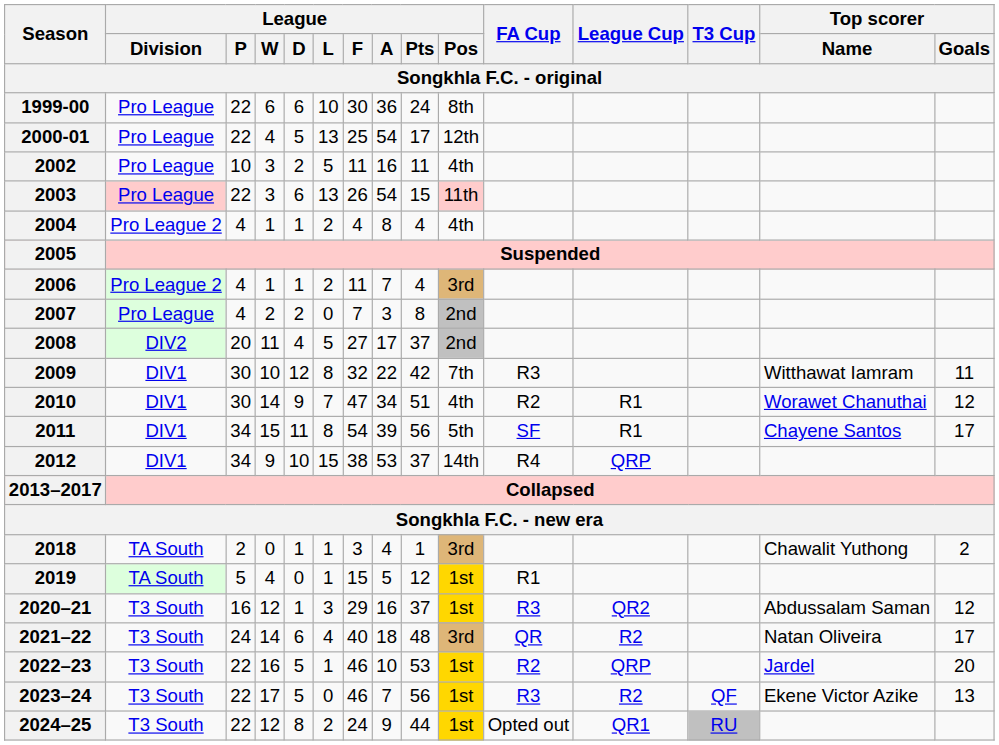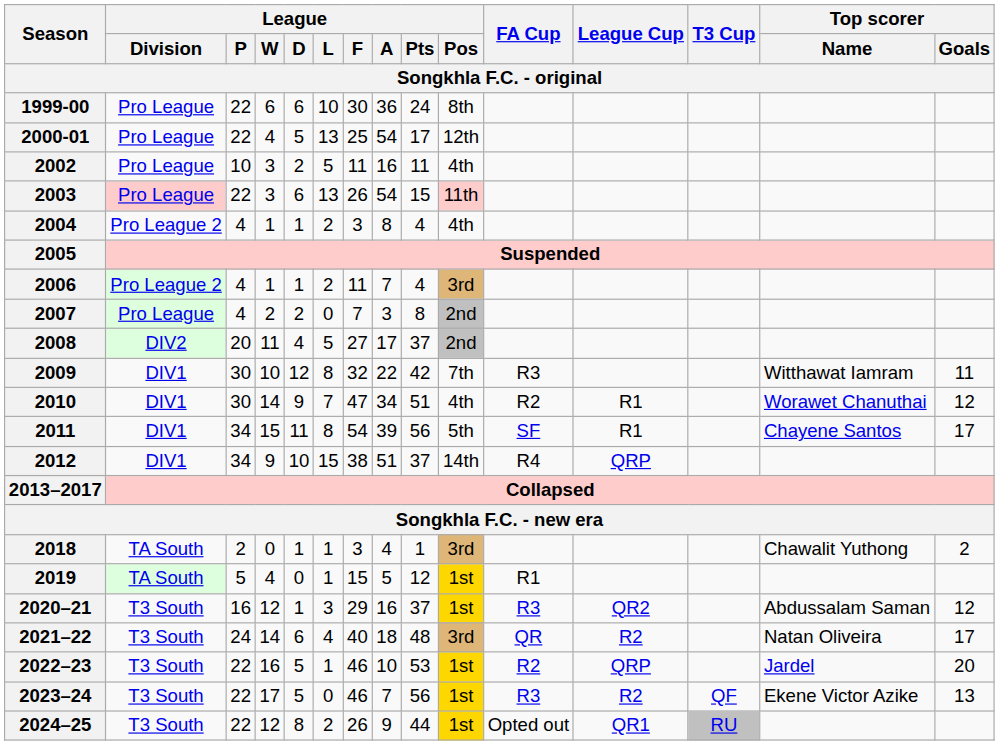(357, 225) 4 -> (357, 225) 3
(387, 460) 53 -> (387, 460) 51
(357, 725) 24 -> (357, 725) 26
